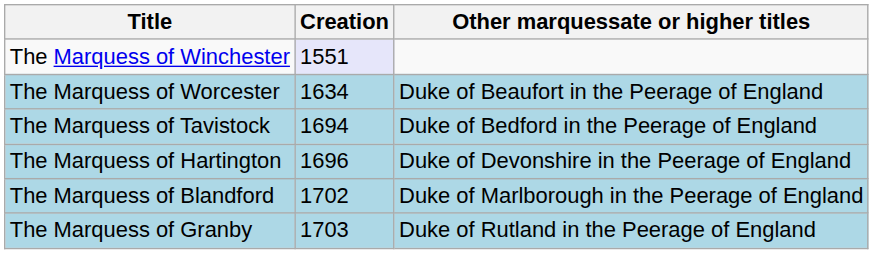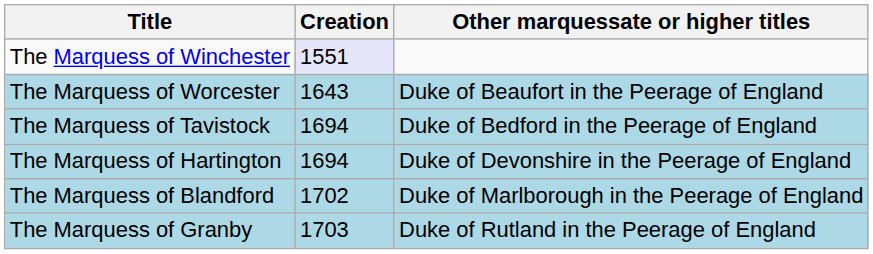(324, 91) 1634 -> (324, 91) 1643
(324, 160) 1696 -> (324, 160) 1694
